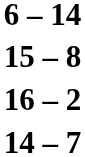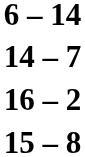rows swapped: (43, 142) <-> (43, 57)
